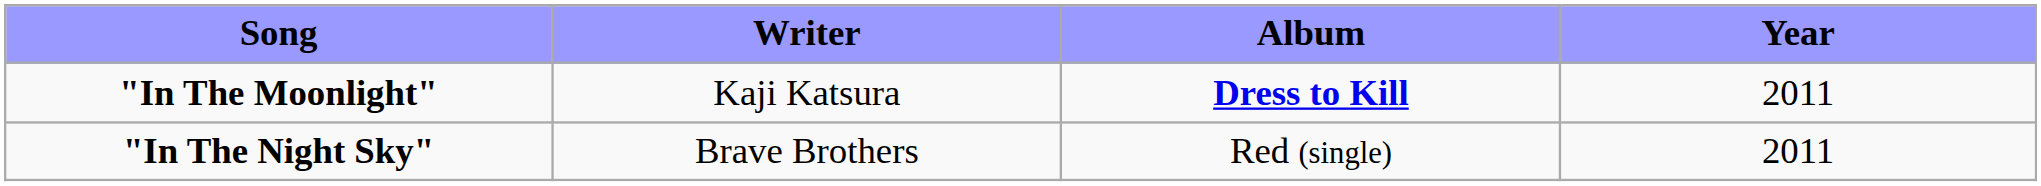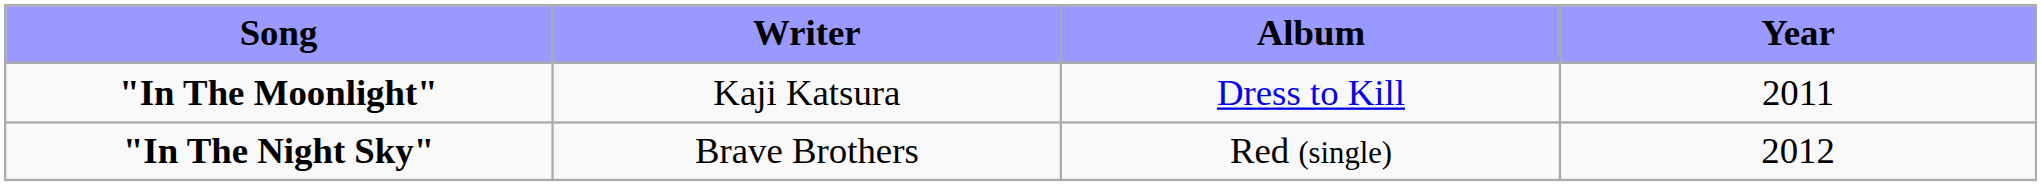(1311, 92) bold -> (1311, 92) normal
(1798, 150) 2011 -> (1798, 150) 2012
